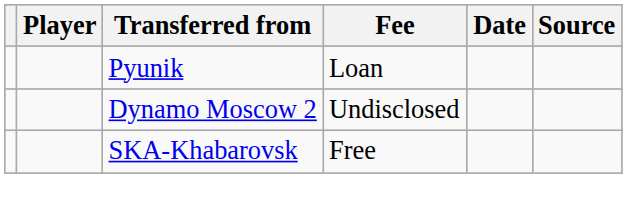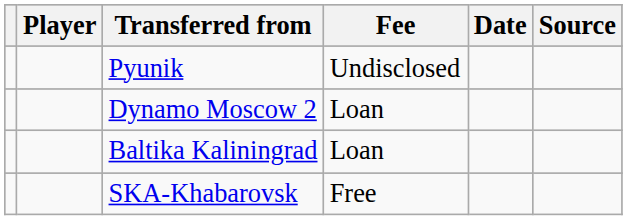(356, 67) Loan -> (395, 67) Undisclosed
(394, 109) Undisclosed -> (357, 109) Loan
+ row: (213, 151)
